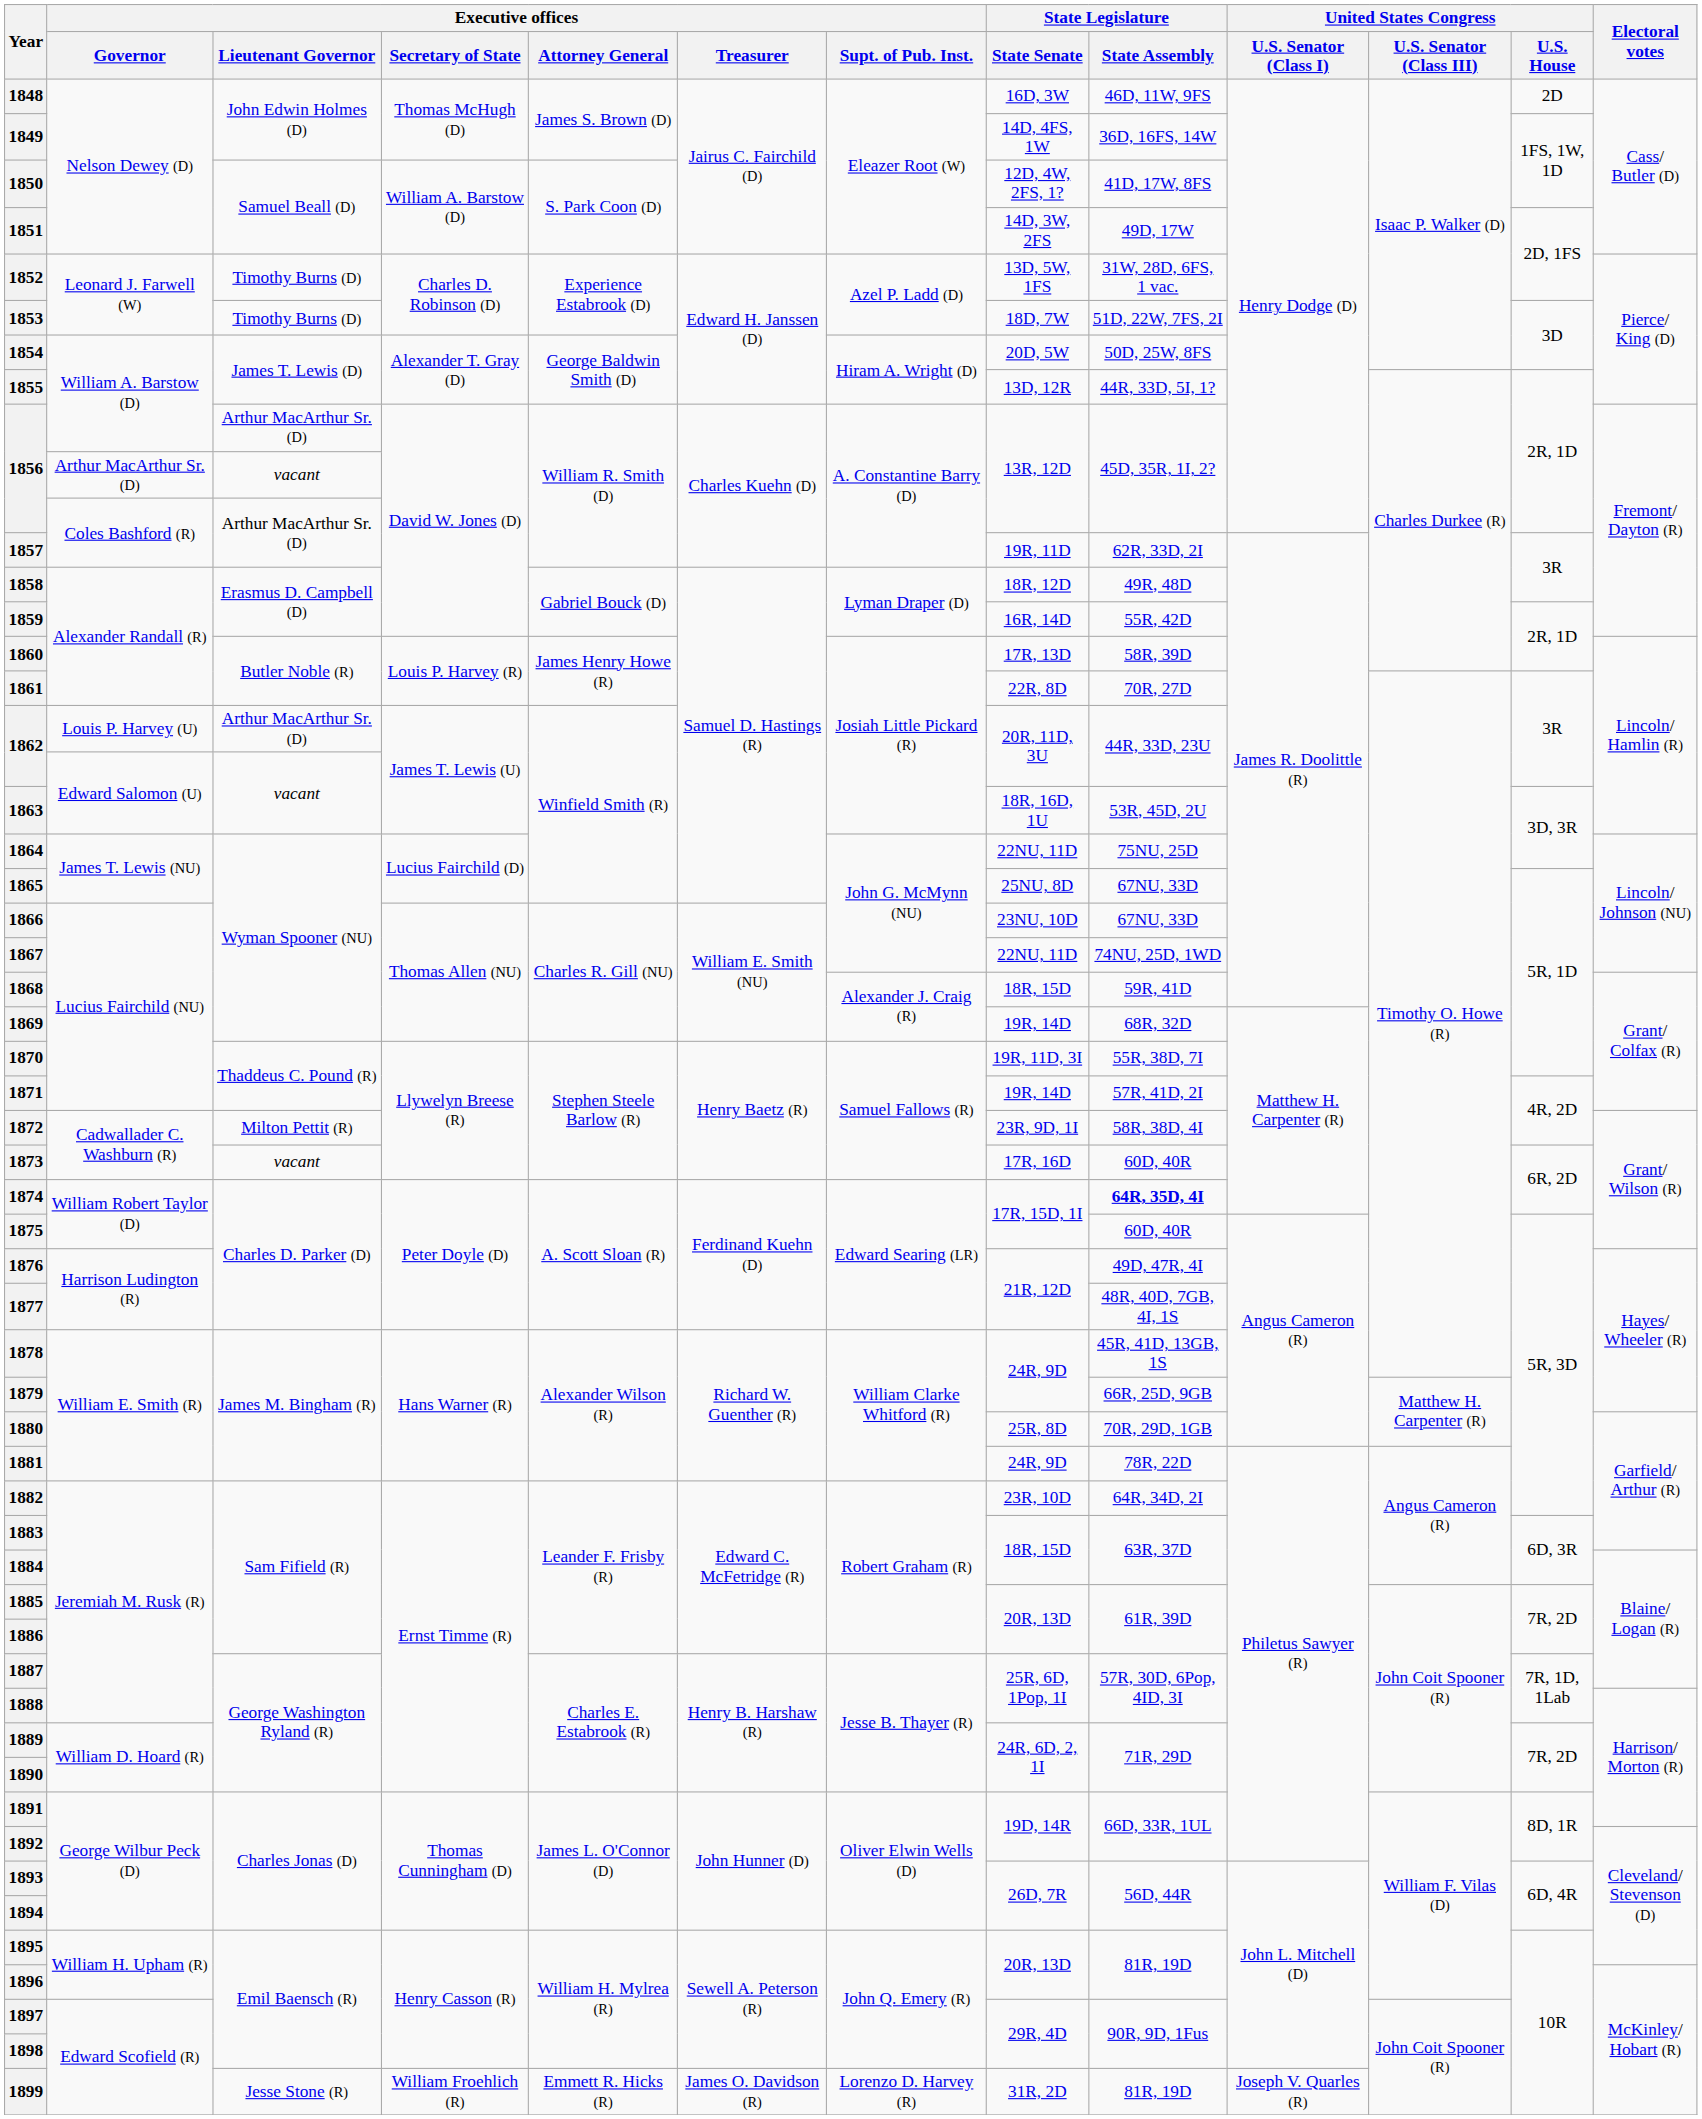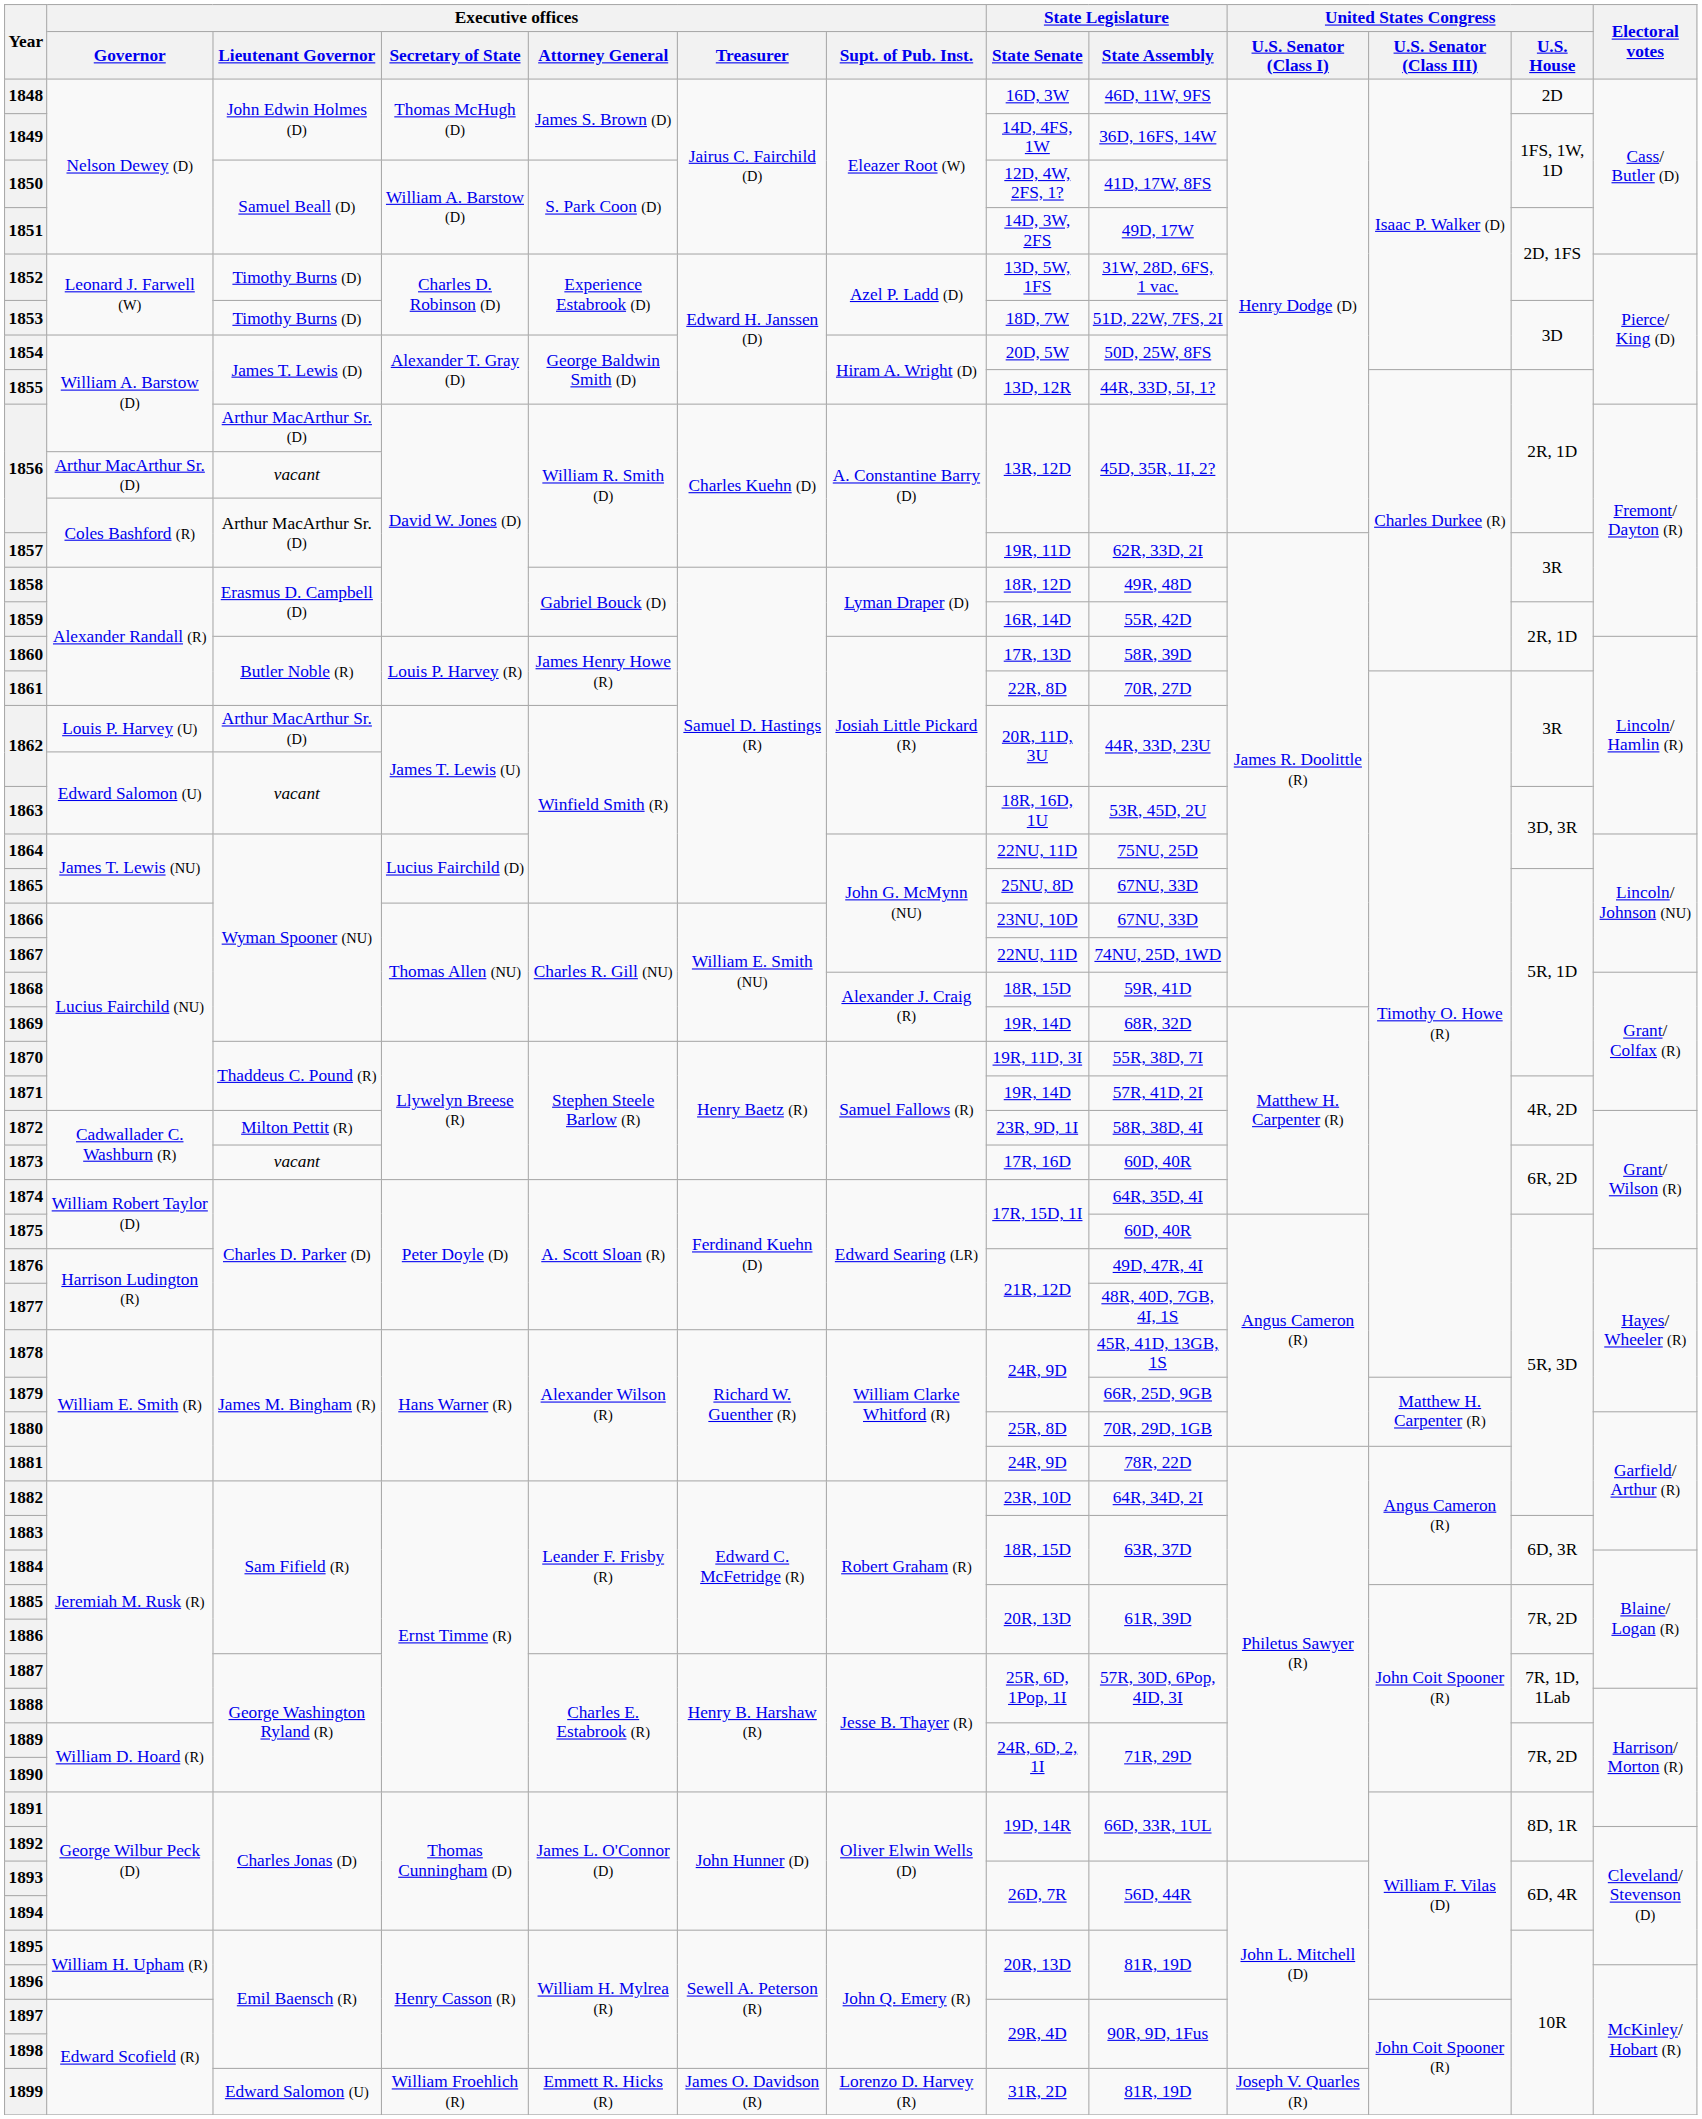(1158, 1196) bold -> (1158, 1196) normal
(297, 2091) Jesse Stone (R) -> (297, 2091) Edward Salomon (U)
